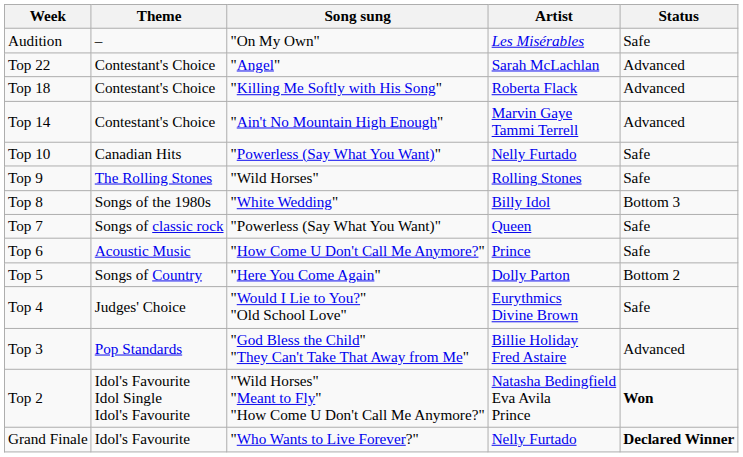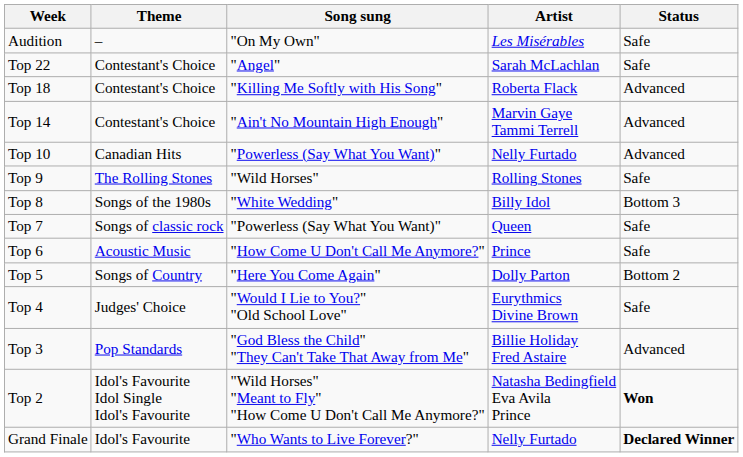(654, 64) Advanced -> (637, 64) Safe
(637, 154) Safe -> (654, 154) Advanced
